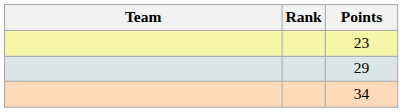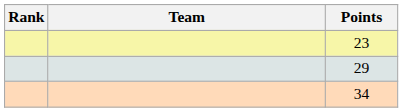columns swapped: (304, 17) <-> (143, 17)
